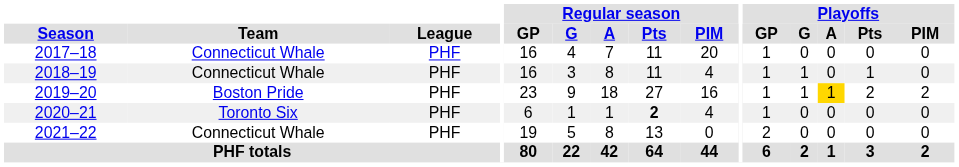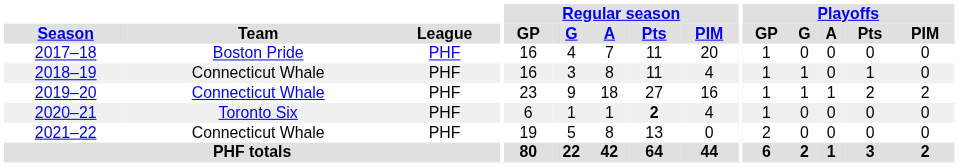(258, 53) Connecticut Whale -> (258, 53) Boston Pride
(258, 93) Boston Pride -> (258, 93) Connecticut Whale
(831, 93) gold background -> (831, 93) no background
